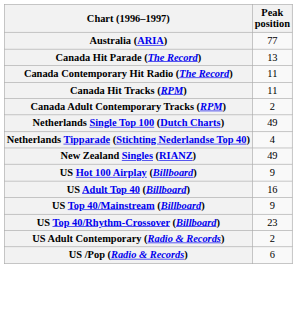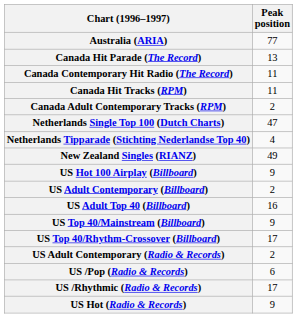(272, 123) 49 -> (272, 123) 47
+ row: (128, 189)
(272, 222) 23 -> (272, 238) 17
+ row: (128, 288)
+ row: (128, 304)
